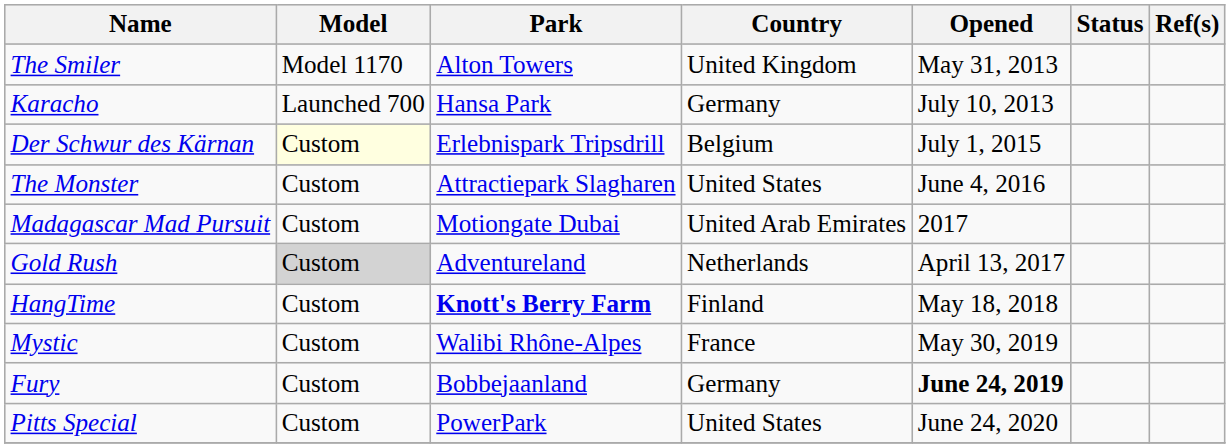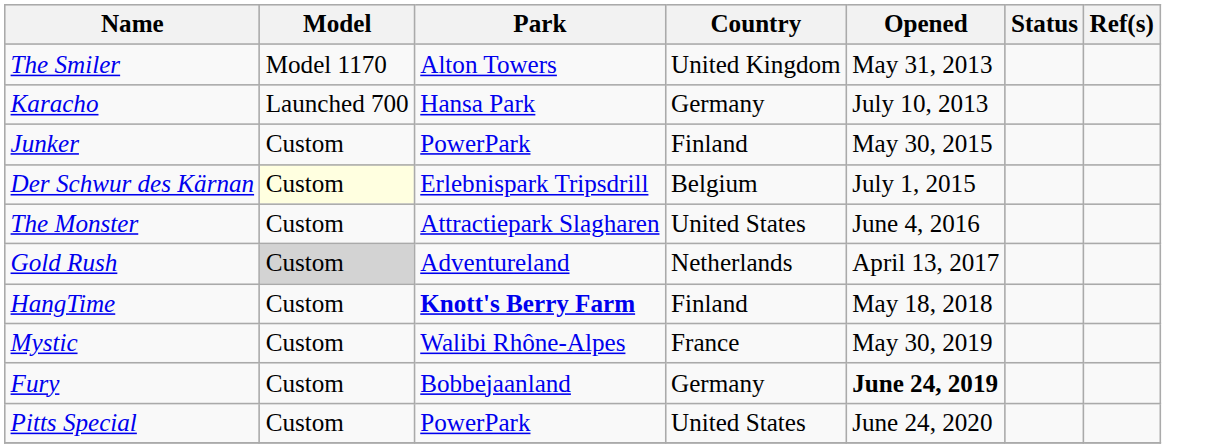+ row: (45, 143)
- row: (140, 223)
